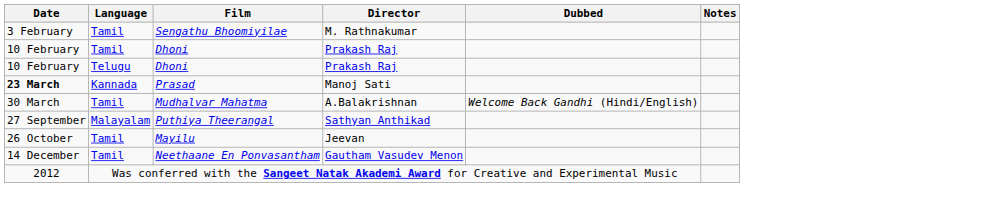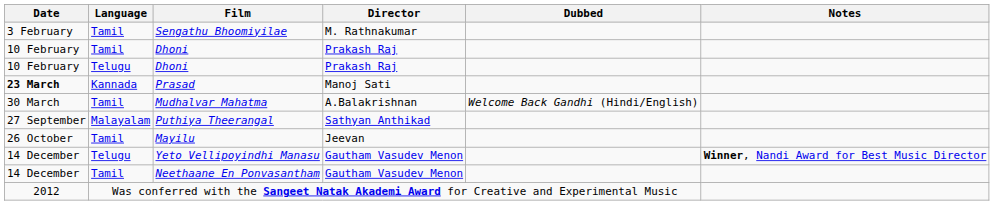+ row: (111, 156)
